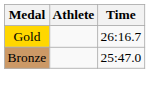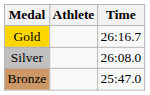+ row: (27, 57)
